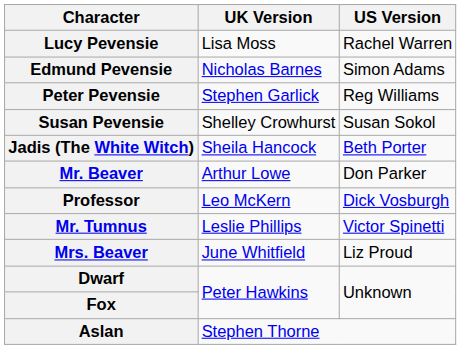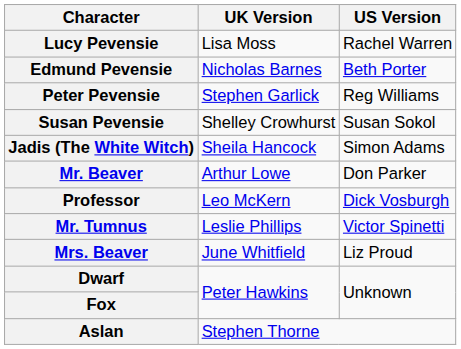(394, 69) Simon Adams -> (385, 69) Beth Porter
(385, 148) Beth Porter -> (394, 148) Simon Adams
